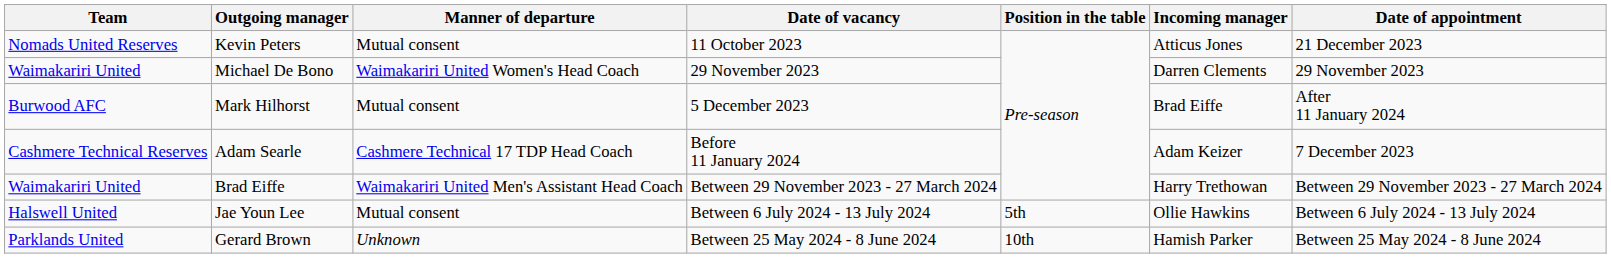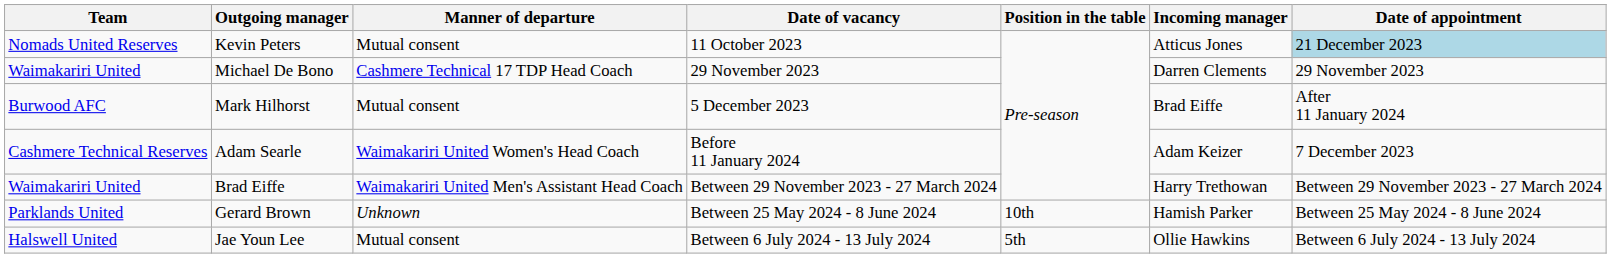(1359, 44) no background -> (1359, 44) lightblue background
(498, 70) Waimakariri United Women's Head Coach -> (494, 70) Cashmere Technical 17 TDP Head Coach
(494, 151) Cashmere Technical 17 TDP Head Coach -> (498, 151) Waimakariri United Women's Head Coach
rows swapped: (263, 239) <-> (260, 213)
